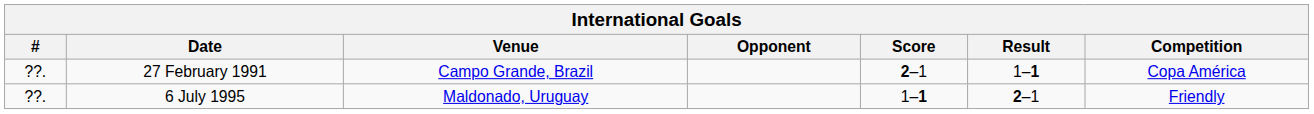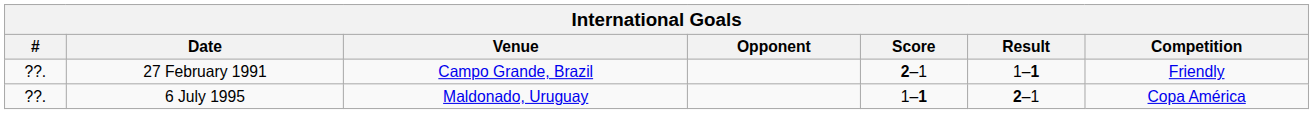(1197, 72) Copa América -> (1197, 72) Friendly
(1197, 97) Friendly -> (1197, 97) Copa América
